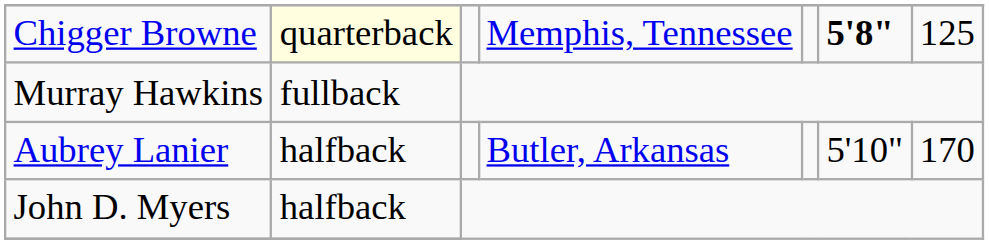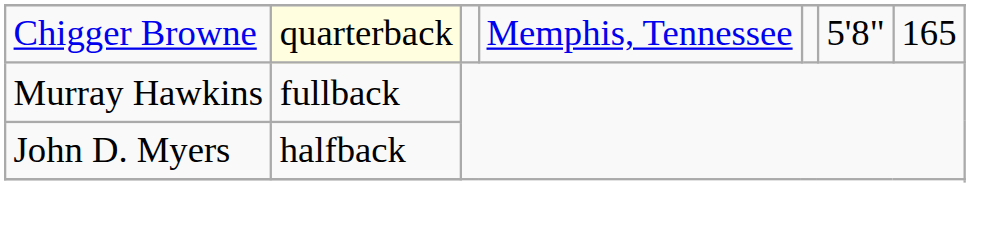(860, 33) bold -> (856, 33) normal
(947, 33) 125 -> (929, 33) 165
- row: (121, 149)
